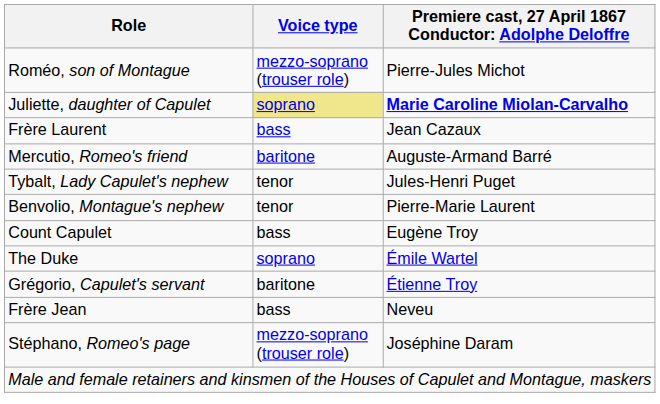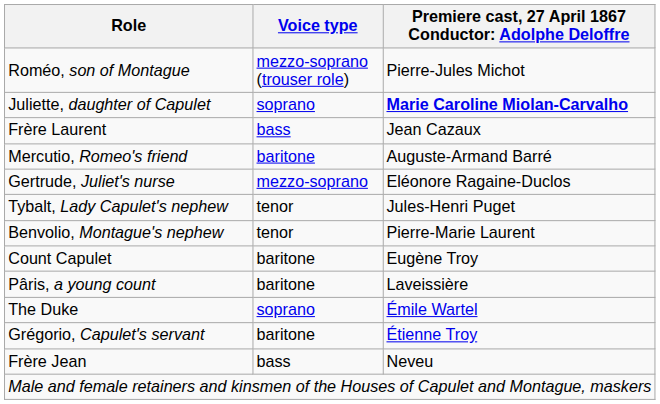(286, 104) khaki background -> (286, 104) no background
+ row: (92, 181)
(274, 233) bass -> (286, 258) baritone
+ row: (82, 284)
- row: (99, 344)
